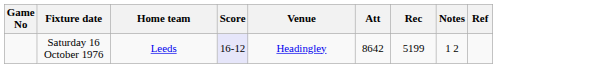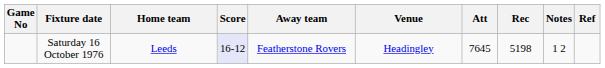+ column: (301, 19)
(373, 48) 8642 -> (480, 48) 7645
(414, 48) 5199 -> (521, 48) 5198
